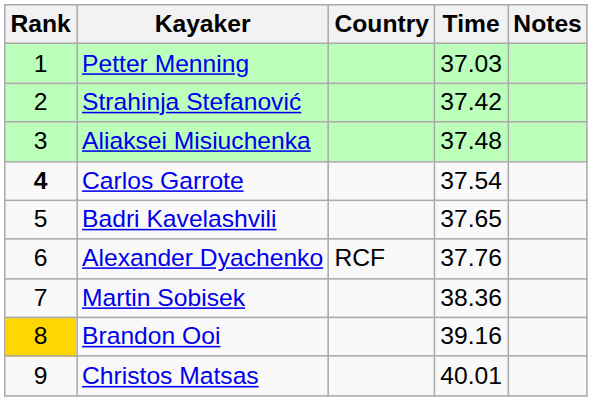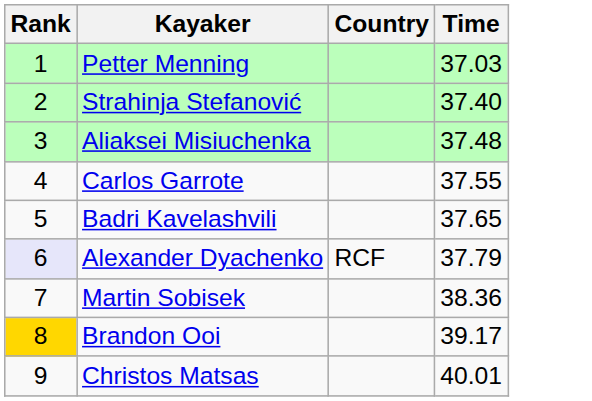- column: (548, 24)
(471, 102) 37.42 -> (471, 102) 37.40
(41, 180) bold -> (41, 180) normal
(471, 180) 37.54 -> (471, 180) 37.55
(41, 258) no background -> (41, 258) lavender background
(471, 258) 37.76 -> (471, 258) 37.79
(471, 336) 39.16 -> (471, 336) 39.17
